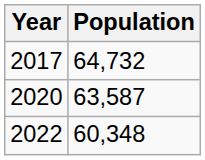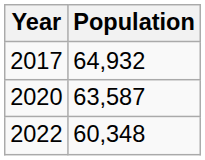(109, 60) 64,732 -> (109, 60) 64,932
